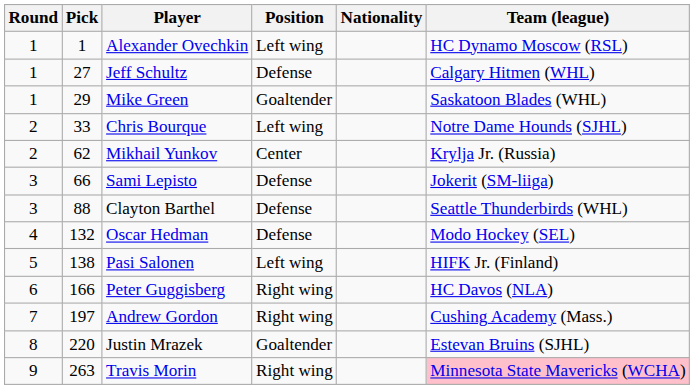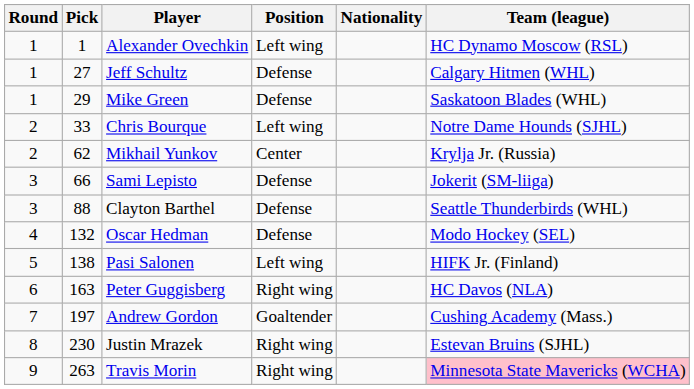(294, 99) Goaltender -> (284, 99) Defense
(82, 289) 166 -> (82, 289) 163
(294, 316) Right wing -> (294, 316) Goaltender
(82, 343) 220 -> (82, 343) 230
(294, 343) Goaltender -> (294, 343) Right wing
